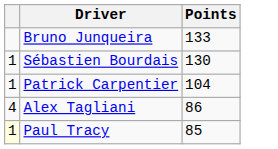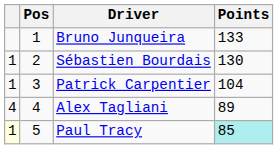+ column: (36, 16)
(194, 109) 86 -> (226, 109) 89
(194, 132) no background -> (226, 132) paleturquoise background
